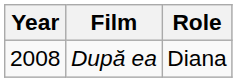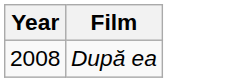- column: (197, 22)
